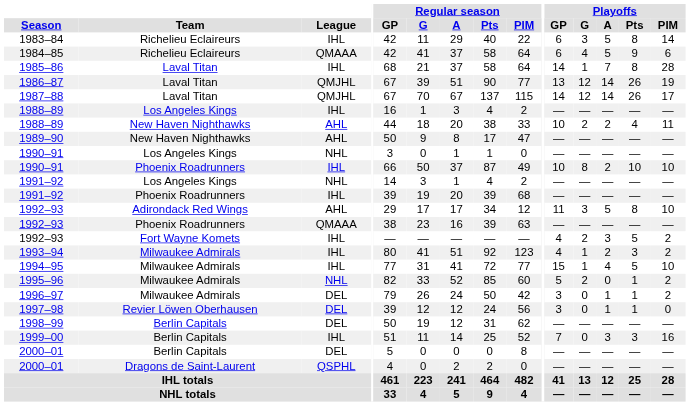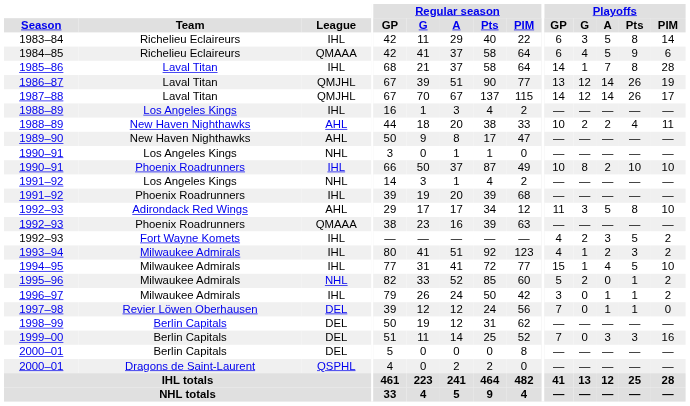(336, 295) DEL -> (336, 295) IHL
(559, 309) 3 -> (559, 309) 7
(336, 337) IHL -> (336, 337) DEL
